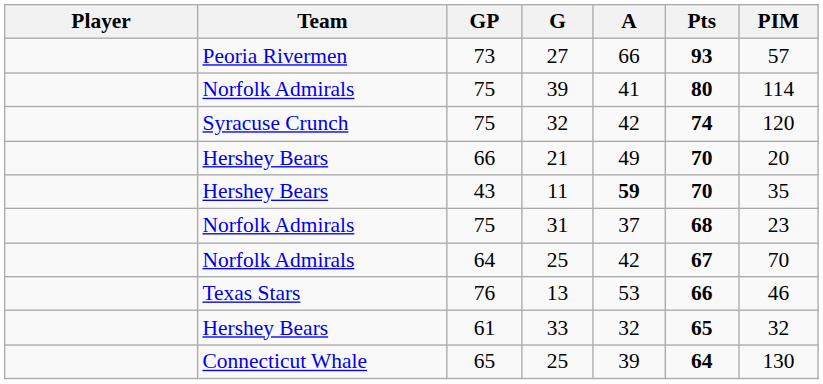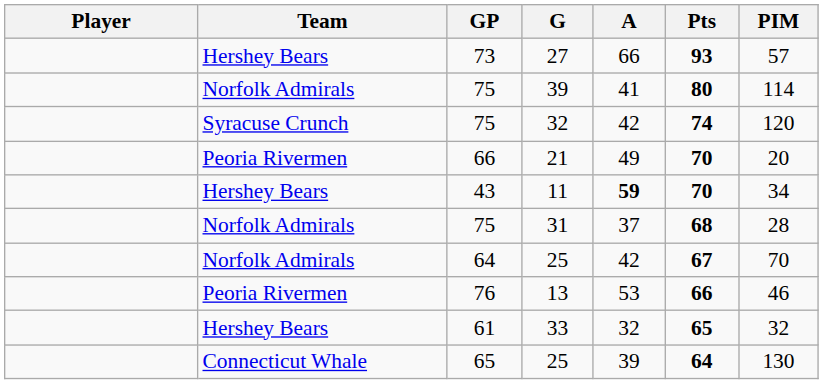(275, 55) Peoria Rivermen -> (265, 55) Hershey Bears
(265, 157) Hershey Bears -> (275, 157) Peoria Rivermen
(778, 191) 35 -> (778, 191) 34
(778, 225) 23 -> (778, 225) 28
(251, 293) Texas Stars -> (275, 293) Peoria Rivermen
